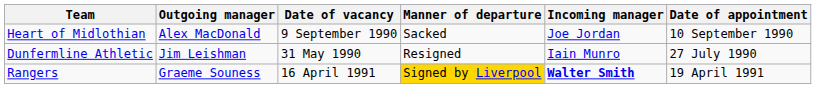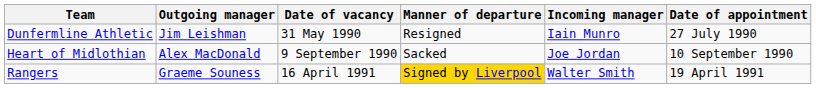rows swapped: (80, 54) <-> (76, 34)
(591, 73) bold -> (591, 73) normal
